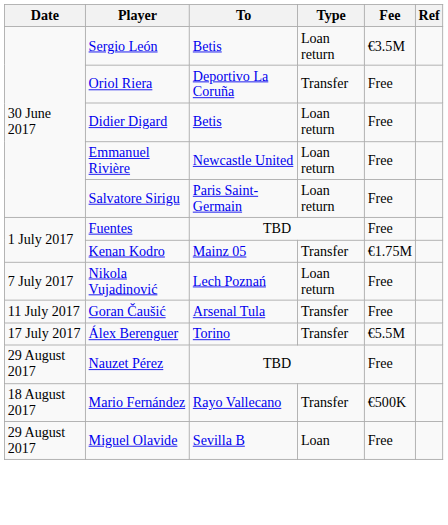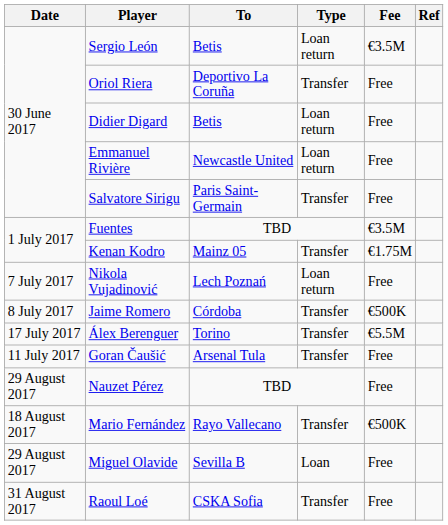(318, 198) Loan return -> (325, 198) Transfer
(380, 228) Free -> (386, 228) €3.5M
+ row: (129, 311)
rows swapped: (127, 311) <-> (133, 334)
+ row: (118, 501)
